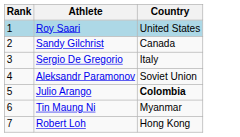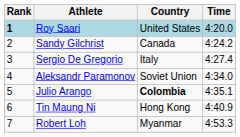+ column: (219, 12)
(9, 28) normal -> (9, 28) bold
(161, 108) Myanmar -> (165, 108) Hong Kong
(165, 124) Hong Kong -> (161, 124) Myanmar
